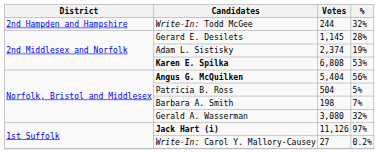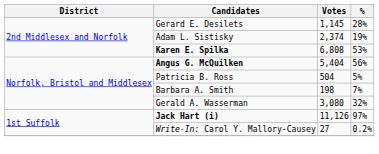- row: (204, 24)
